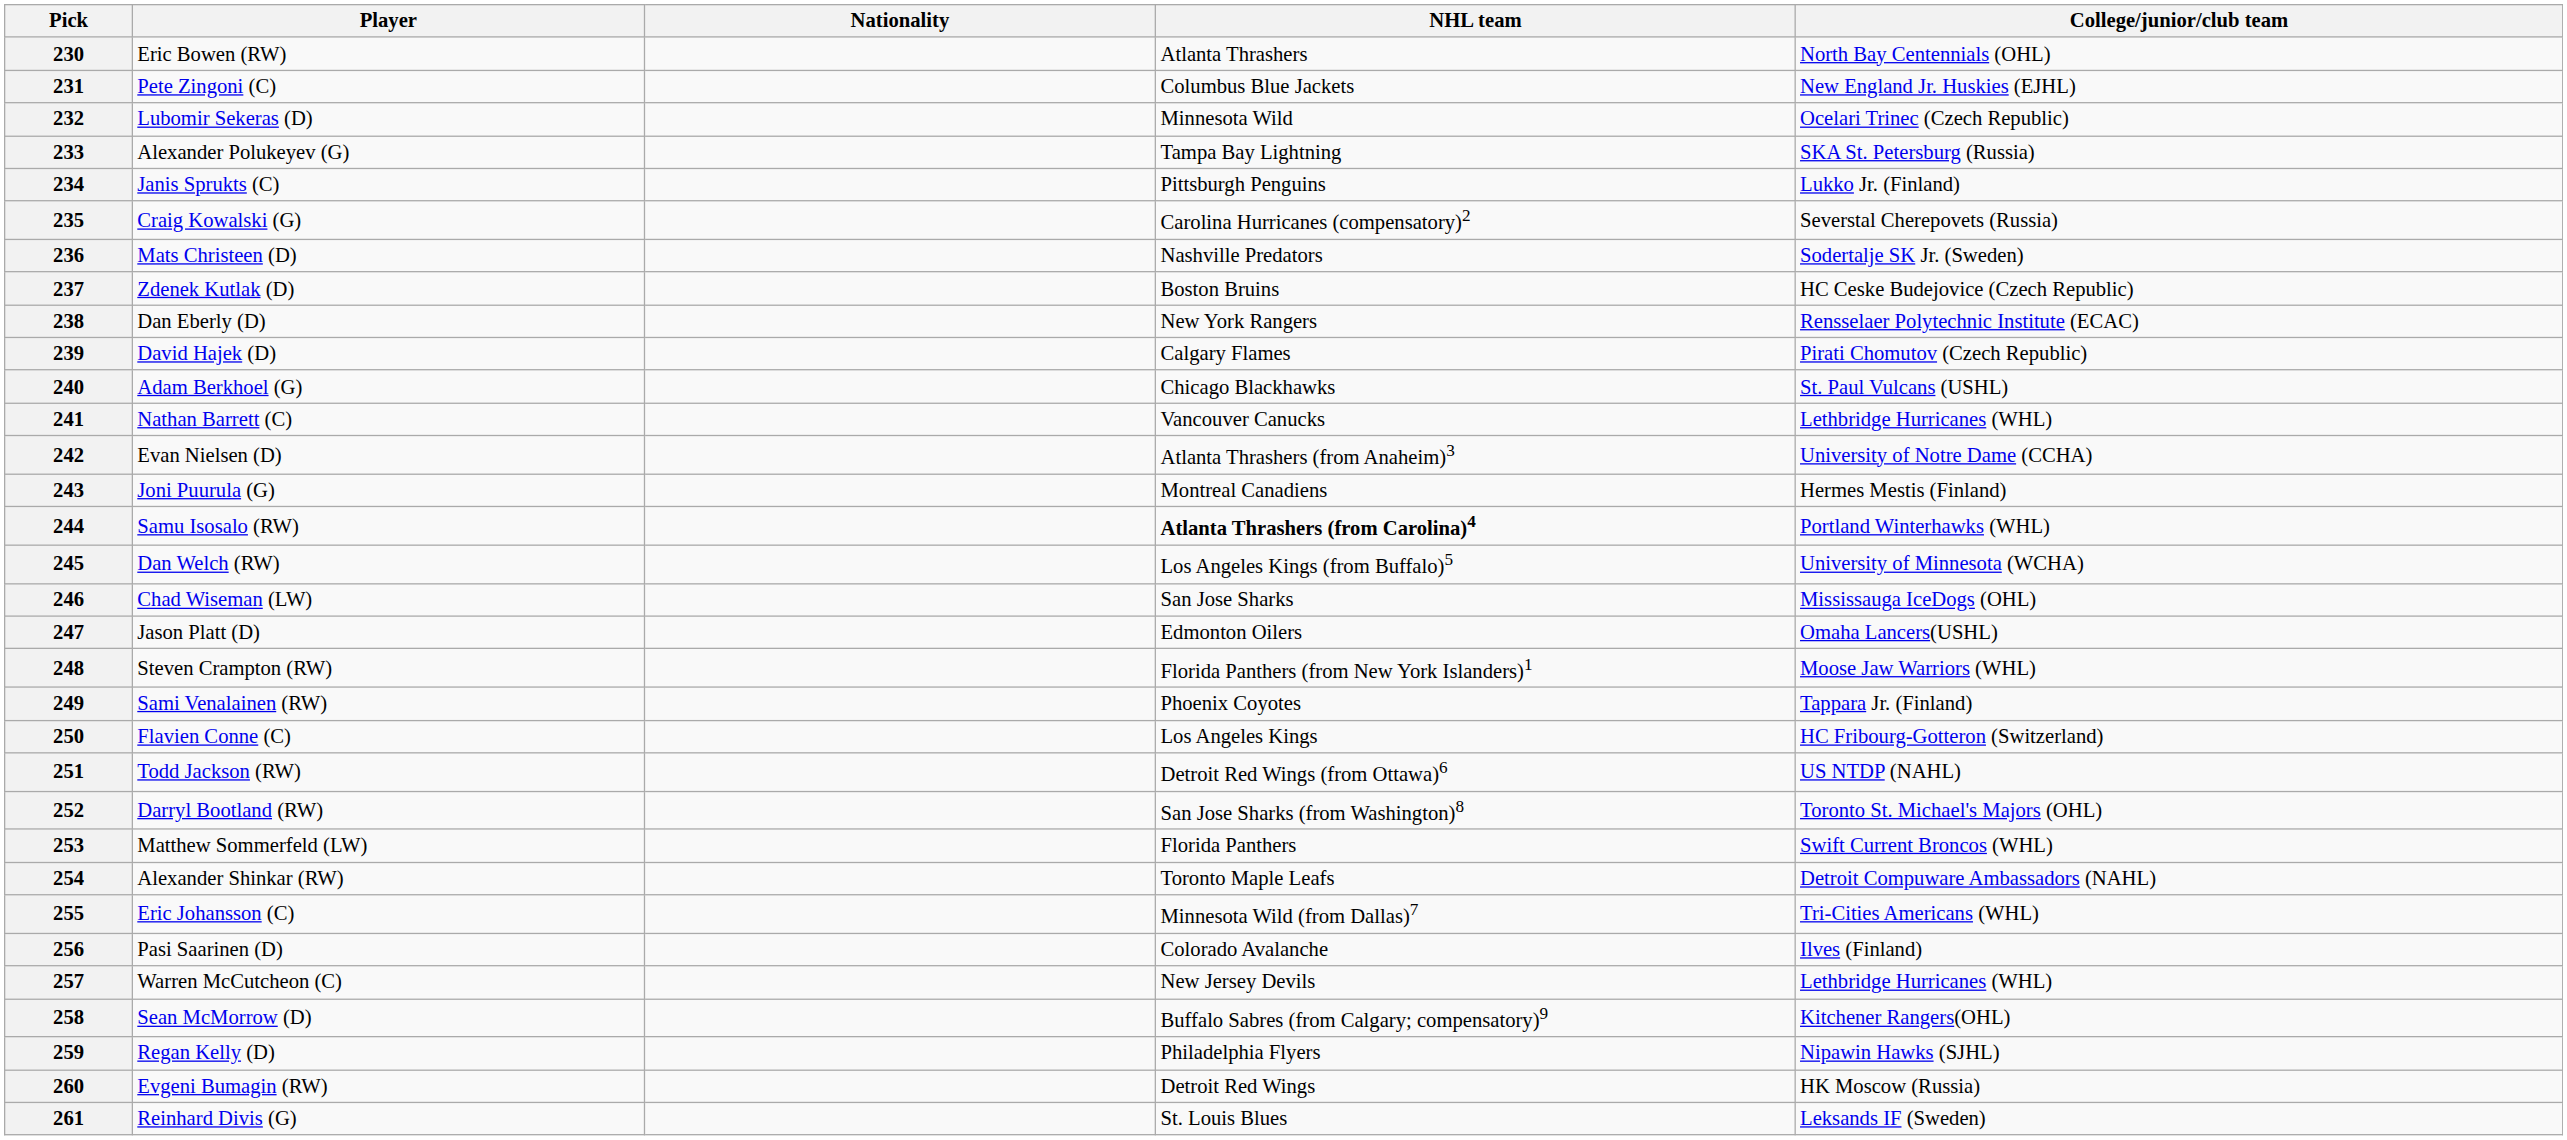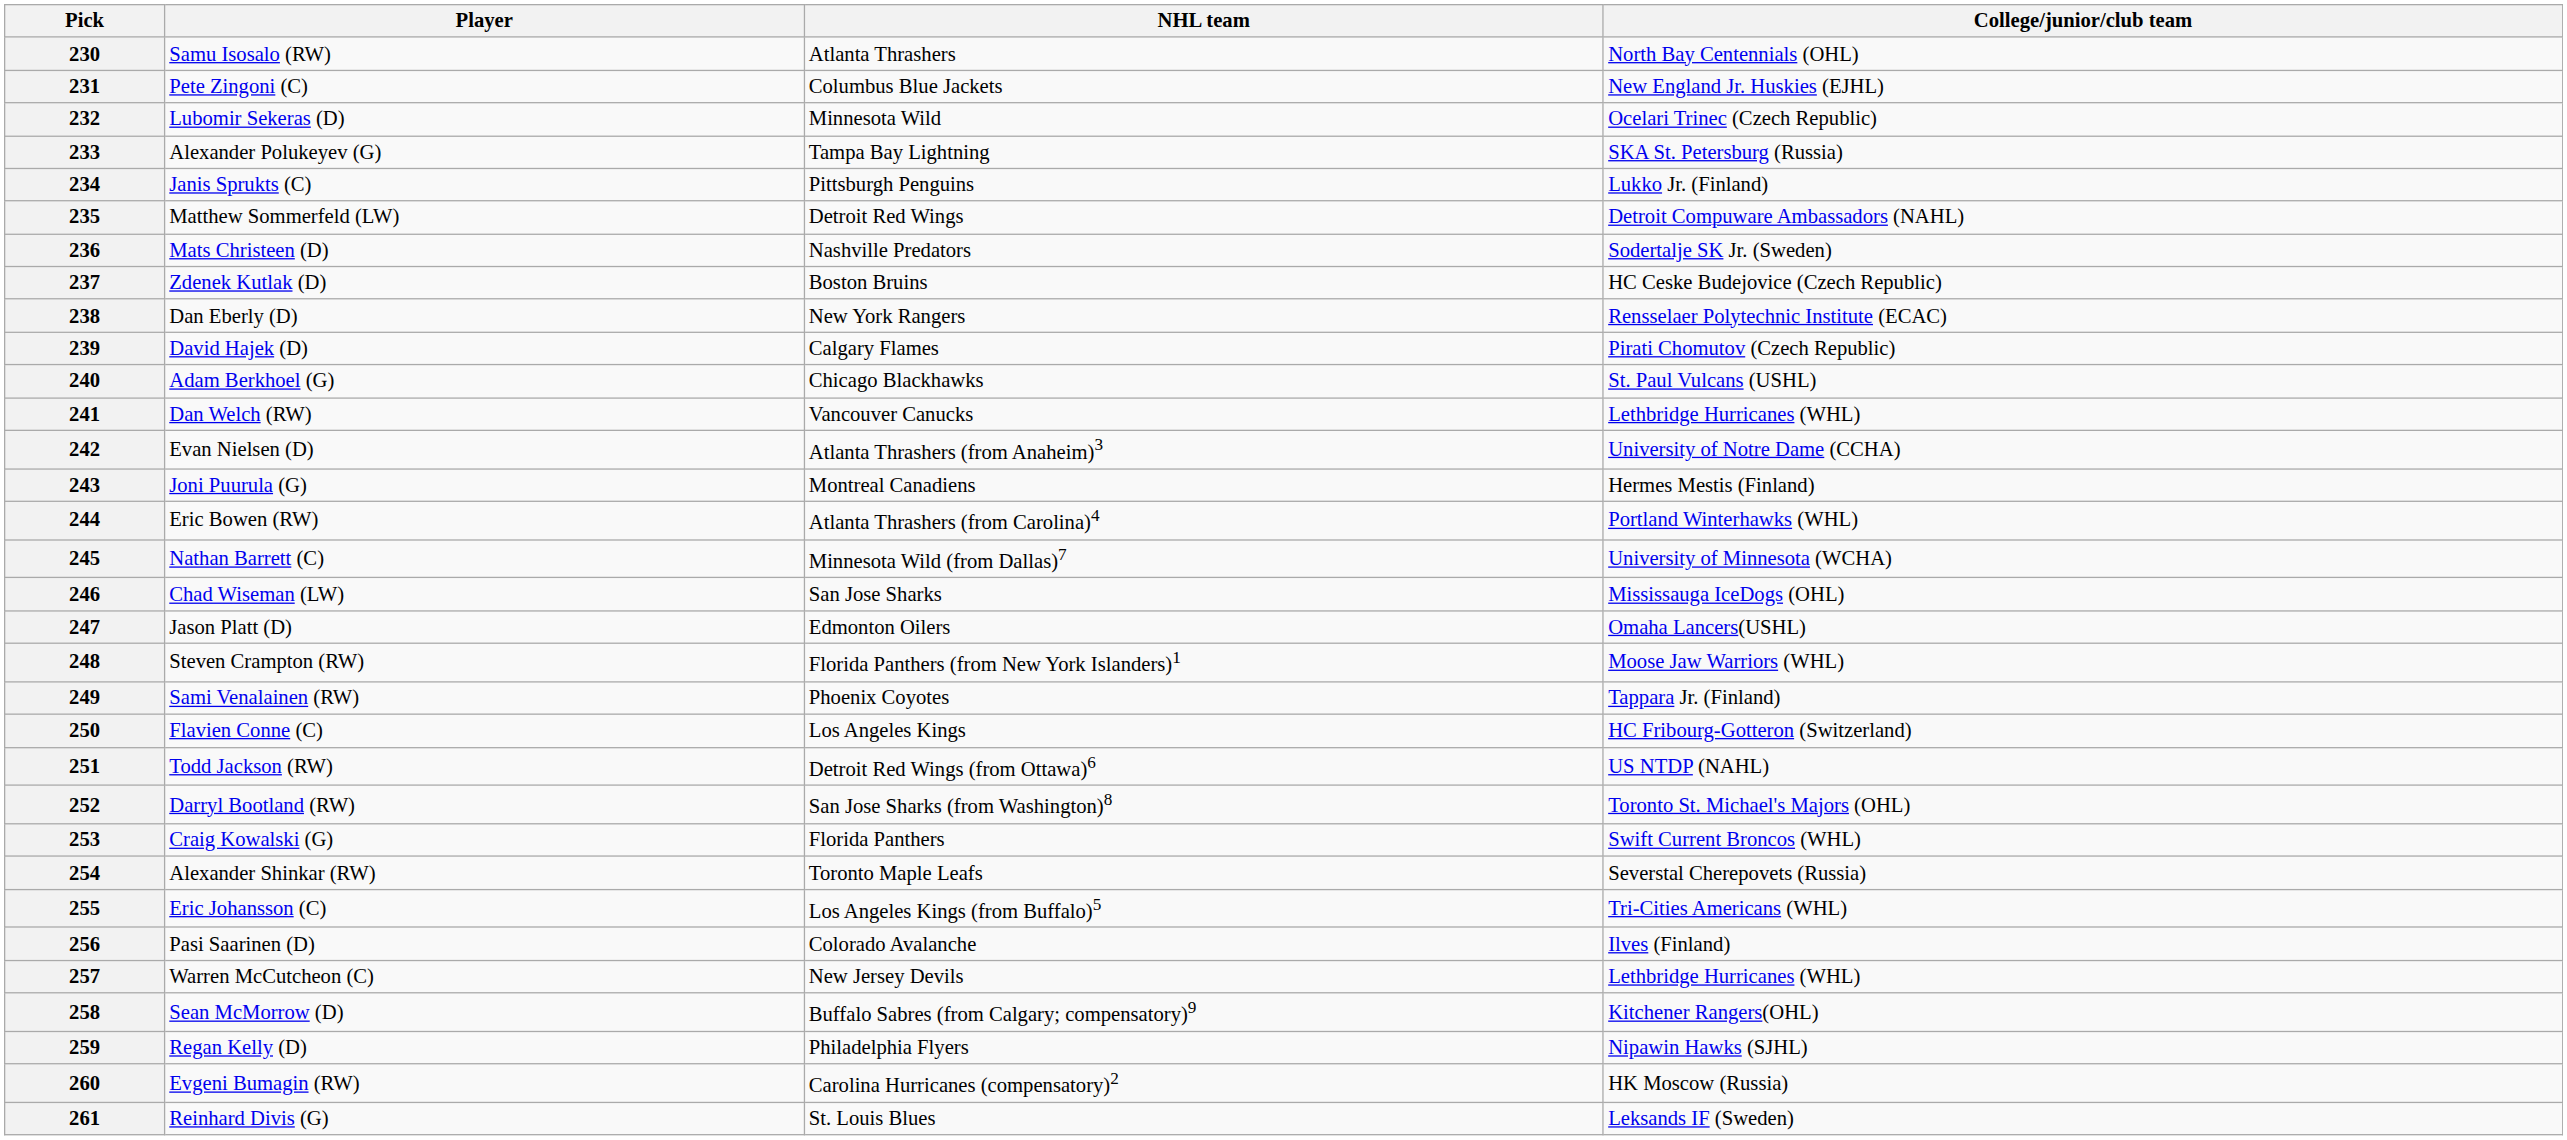- column: (900, 20)
(212, 53) Eric Bowen (RW) -> (250, 53) Samu Isosalo (RW)
(219, 220) Craig Kowalski (G) -> (284, 217) Matthew Sommerfeld (LW)
(1316, 220) Carolina Hurricanes (compensatory)2 -> (886, 217) Detroit Red Wings
(1929, 220) Severstal Cherepovets (Russia) -> (1786, 217) Detroit Compuware Ambassadors (NAHL)
(215, 419) Nathan Barrett (C) -> (240, 413) Dan Welch (RW)
(218, 525) Samu Isosalo (RW) -> (244, 520) Eric Bowen (RW)
(1318, 525) bold -> (954, 520) normal
(208, 564) Dan Welch (RW) -> (247, 558) Nathan Barrett (C)
(1307, 564) Los Angeles Kings (from Buffalo)5 -> (938, 558) Minnesota Wild (from Dallas)7
(252, 845) Matthew Sommerfeld (LW) -> (251, 839) Craig Kowalski (G)
(1978, 878) Detroit Compuware Ambassadors (NAHL) -> (1737, 872) Severstal Cherepovets (Russia)
(1289, 913) Minnesota Wild (from Dallas)7 -> (955, 908) Los Angeles Kings (from Buffalo)5
(1238, 1085) Detroit Red Wings -> (964, 1083) Carolina Hurricanes (compensatory)2
